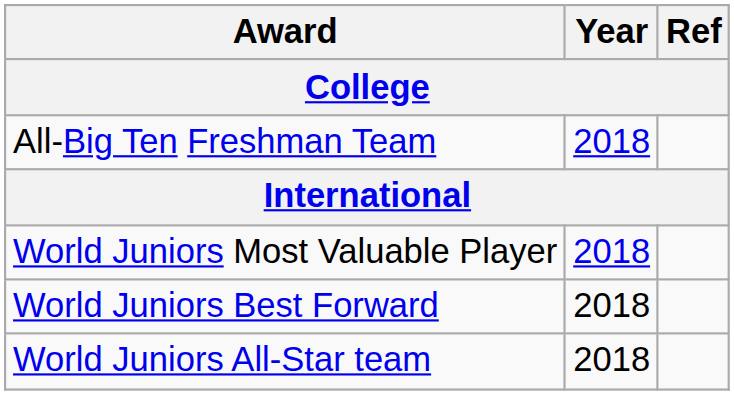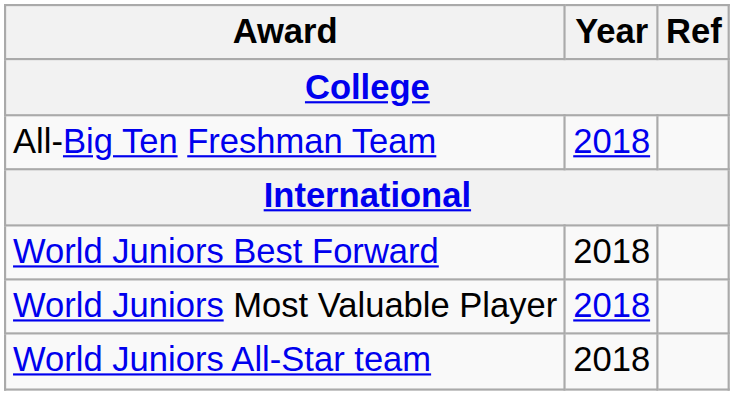rows swapped: (285, 251) <-> (226, 305)
